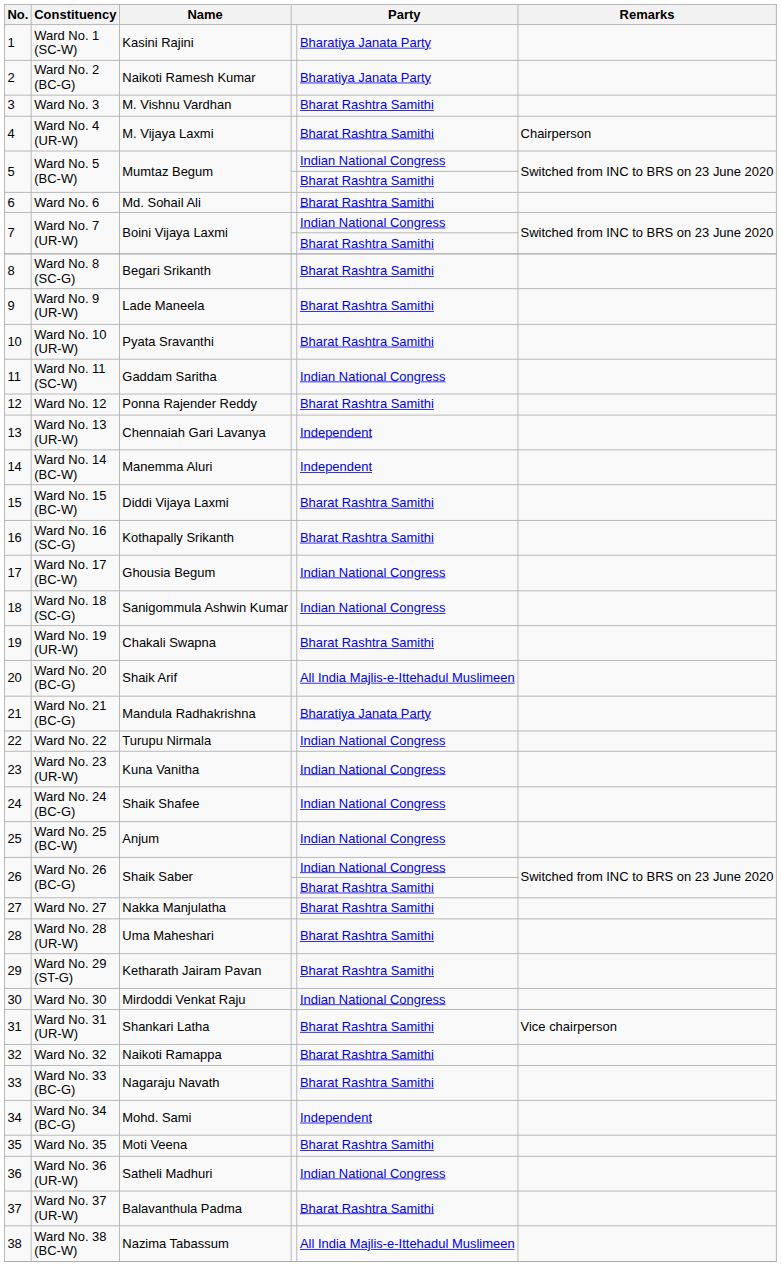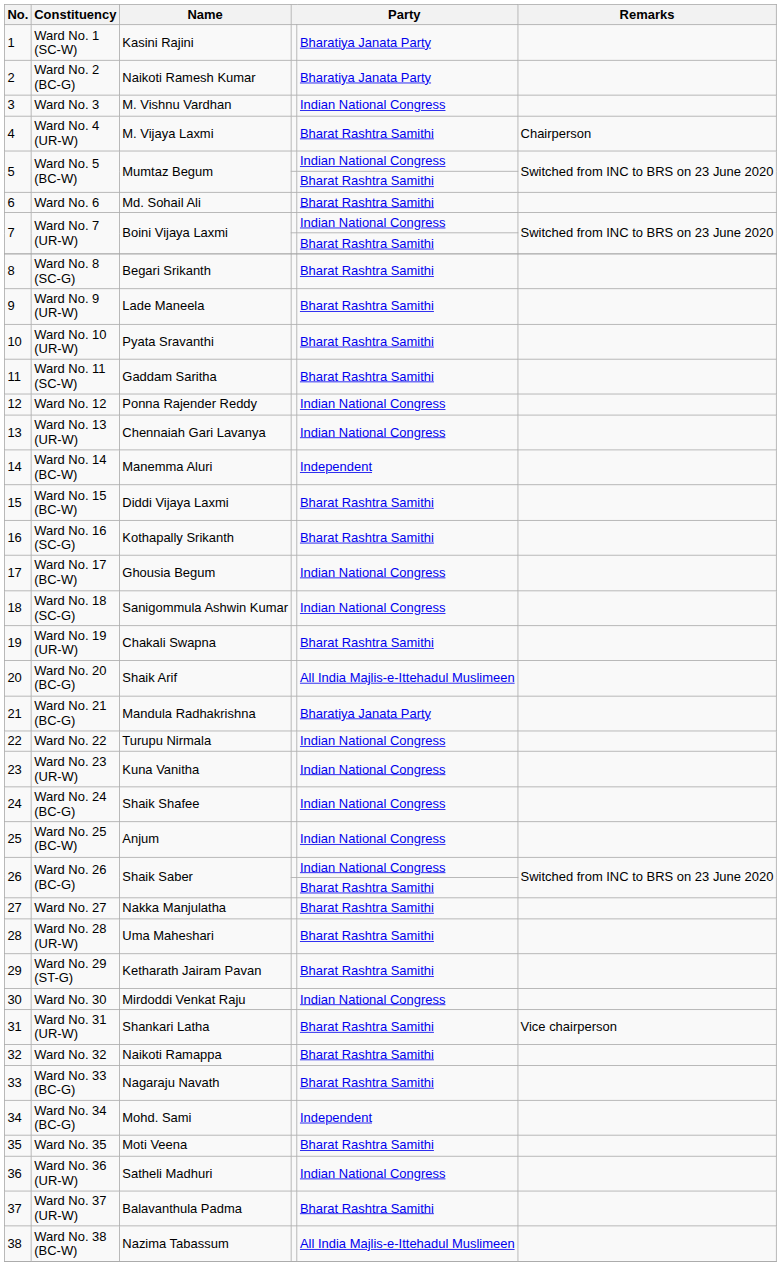(367, 105) Bharat Rashtra Samithi -> (373, 105) Indian National Congress
(373, 376) Indian National Congress -> (367, 376) Bharat Rashtra Samithi
(367, 404) Bharat Rashtra Samithi -> (373, 404) Indian National Congress
(336, 432) Independent -> (373, 432) Indian National Congress
